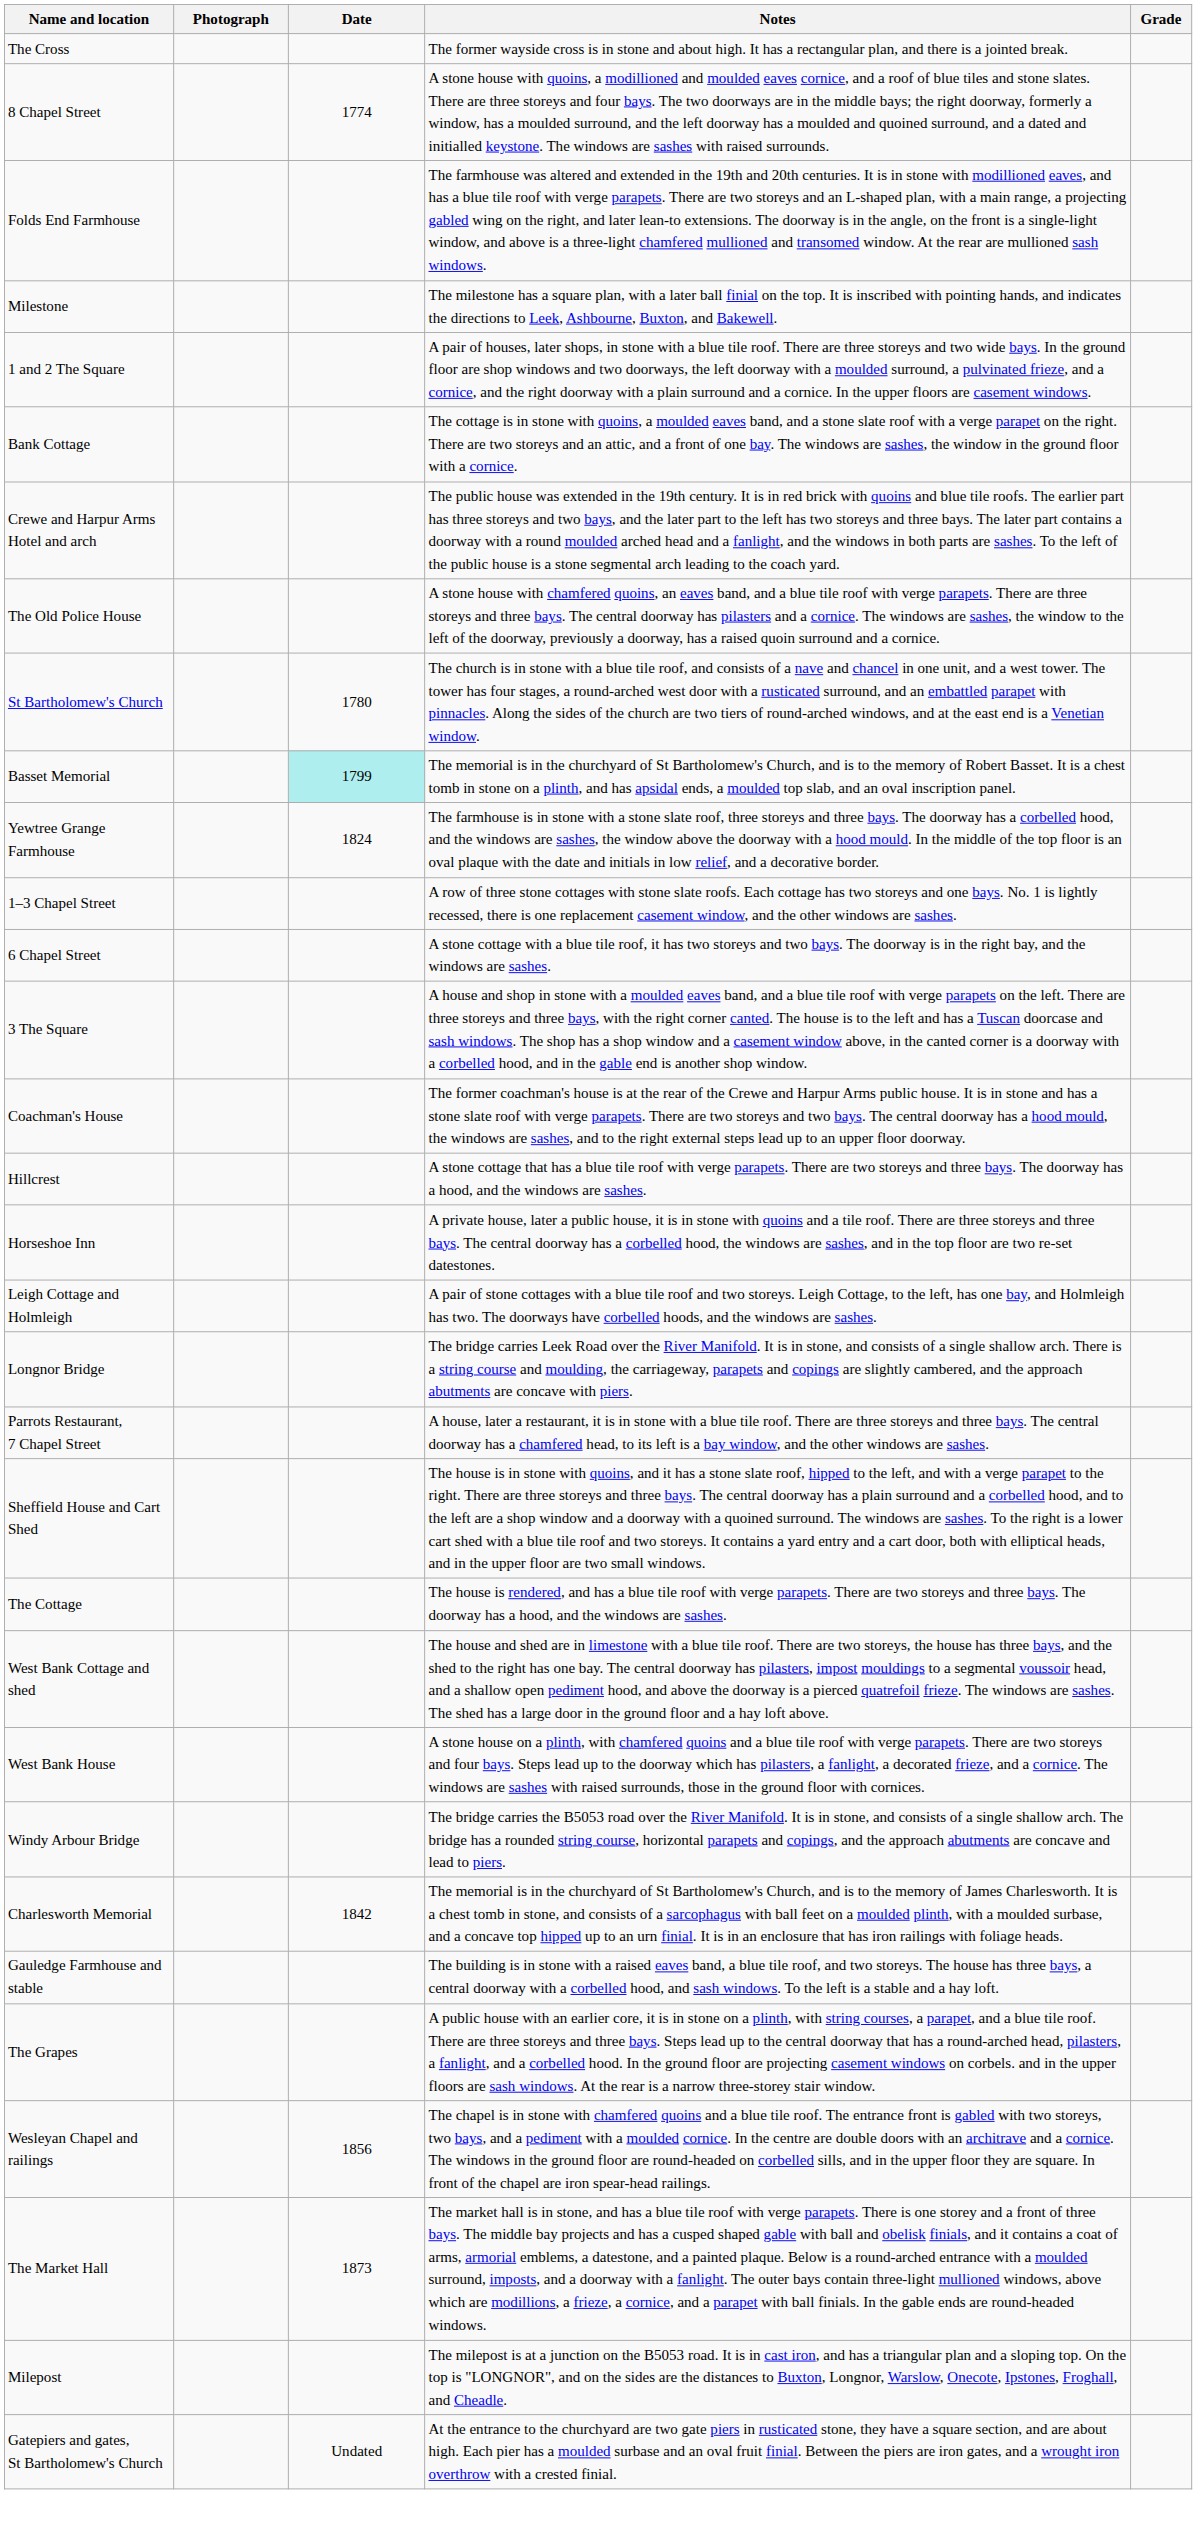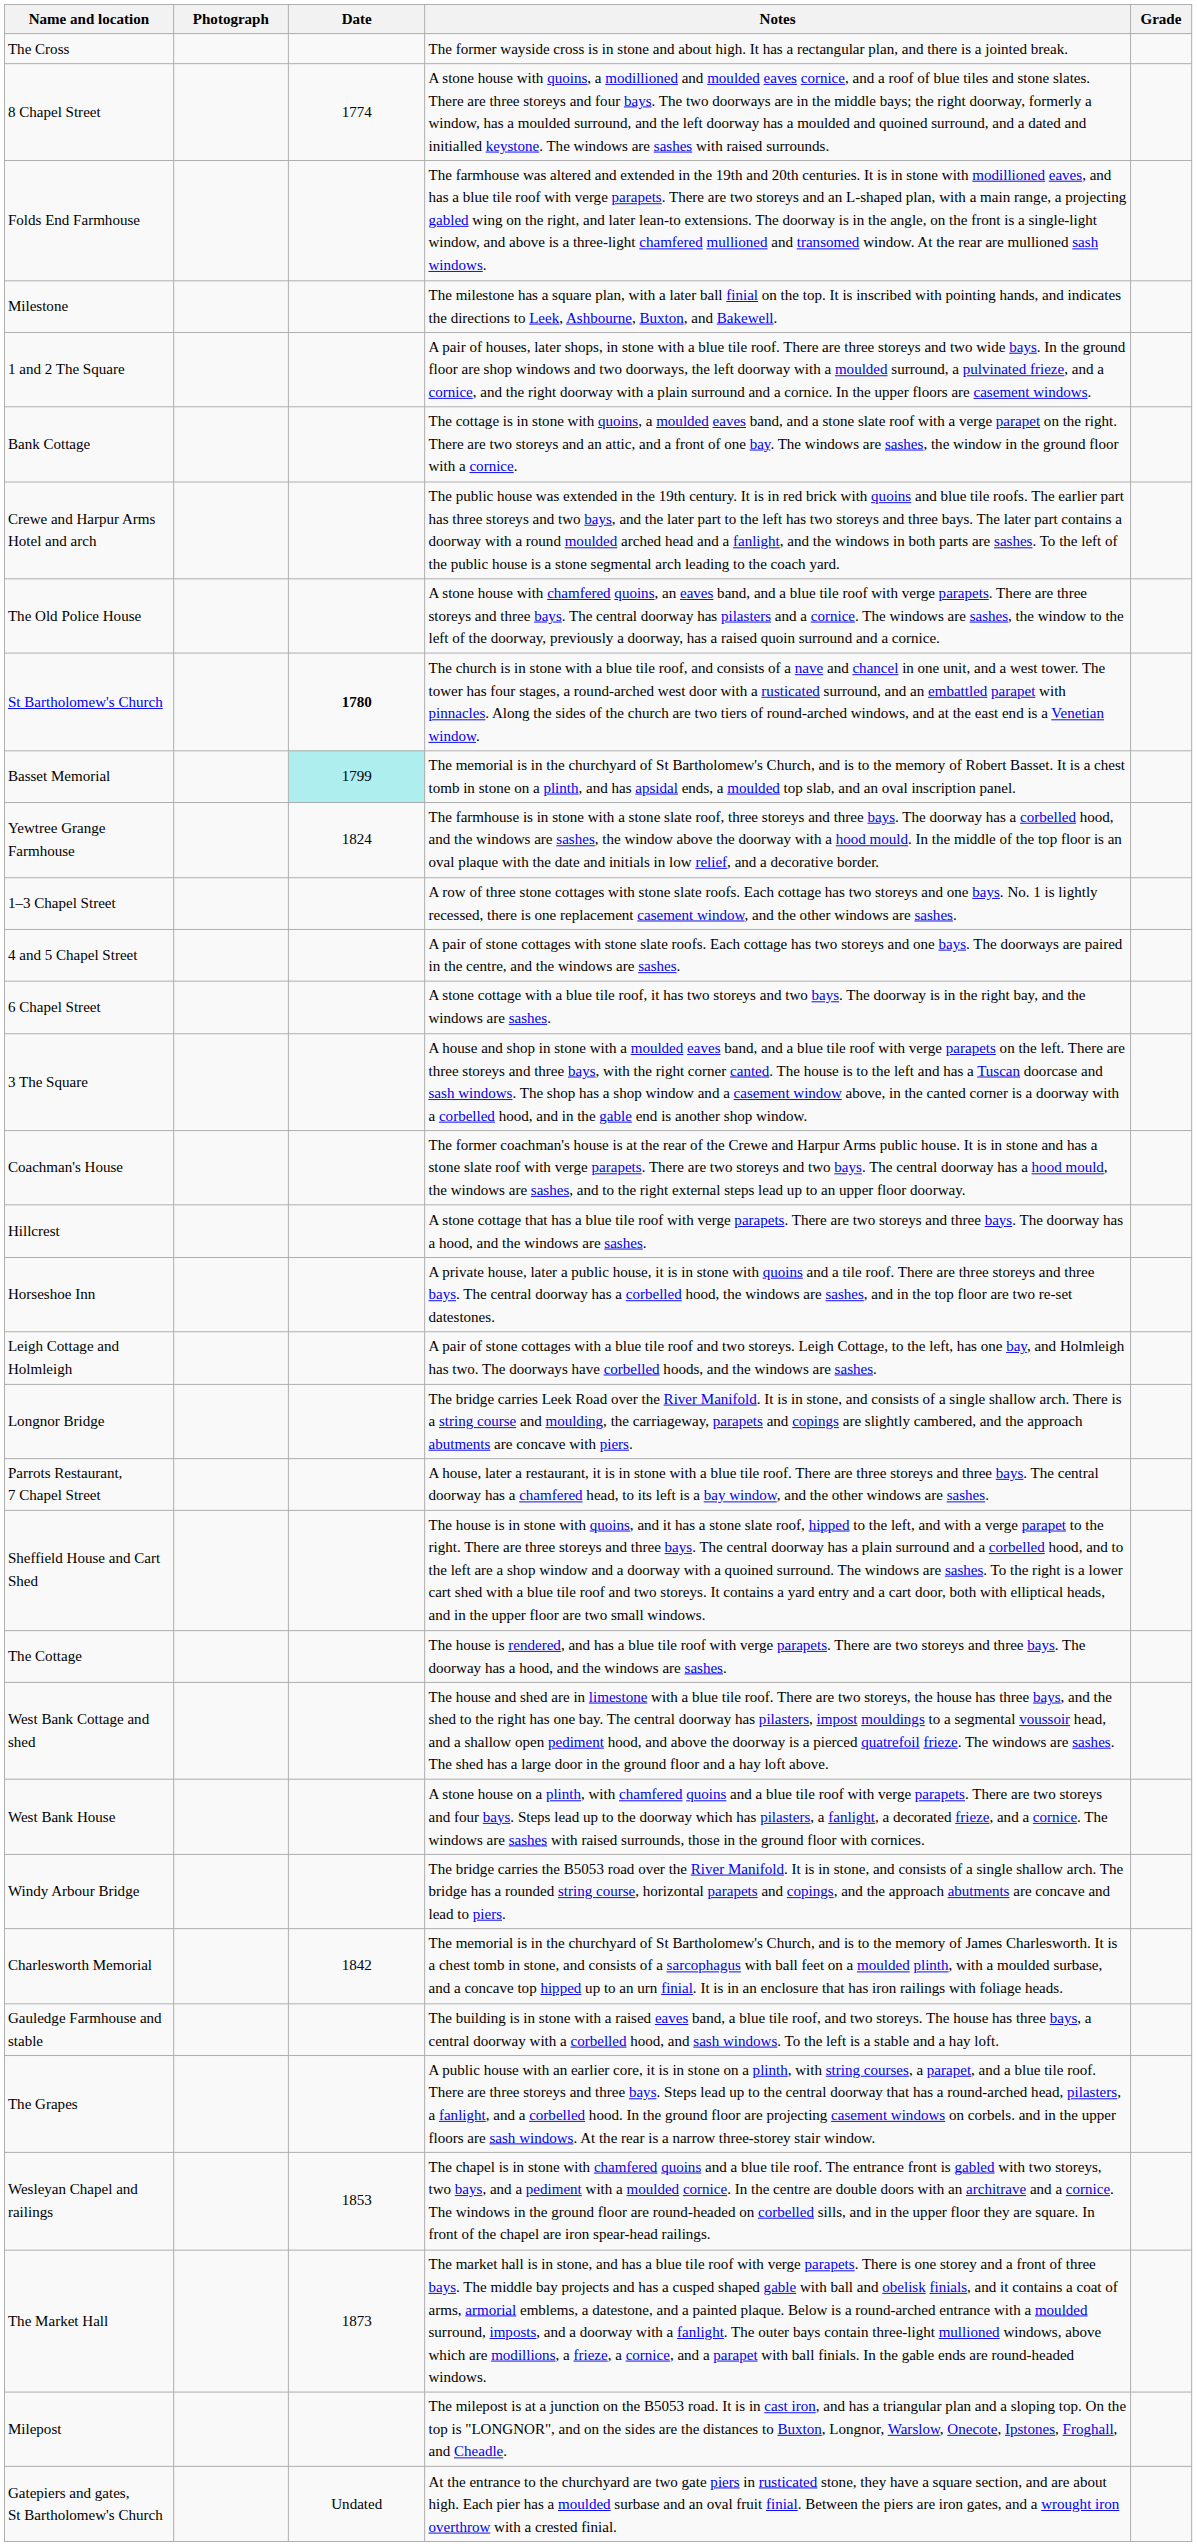(357, 702) normal -> (357, 702) bold
+ row: (73, 955)
(357, 2149) 1856 -> (357, 2201) 1853
